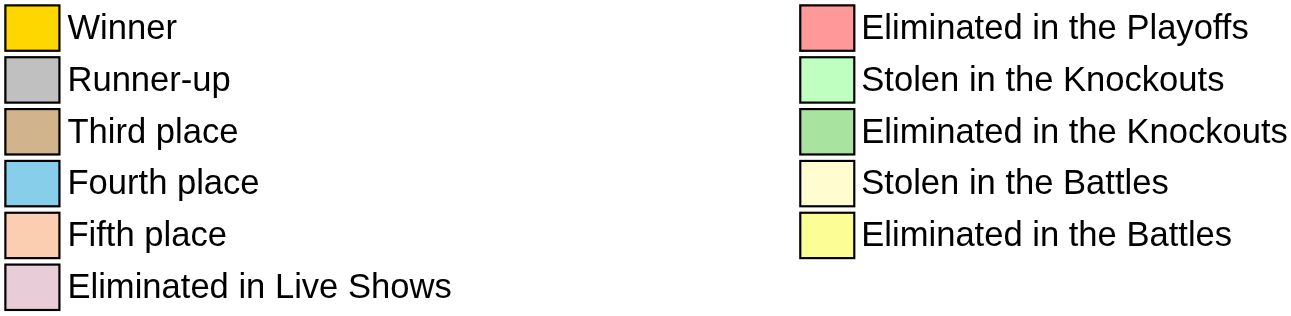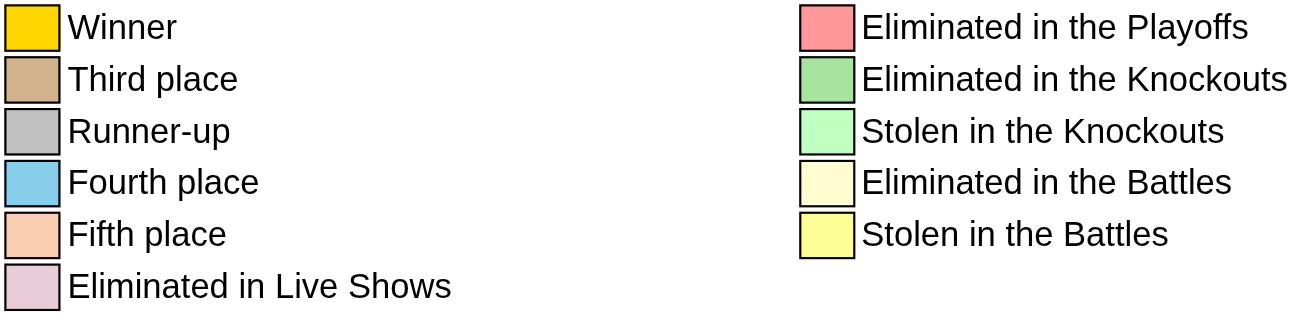rows swapped: (149, 79) <-> (153, 131)
(1015, 183) Stolen in the Battles -> (1047, 183) Eliminated in the Battles
(1047, 234) Eliminated in the Battles -> (1015, 234) Stolen in the Battles
